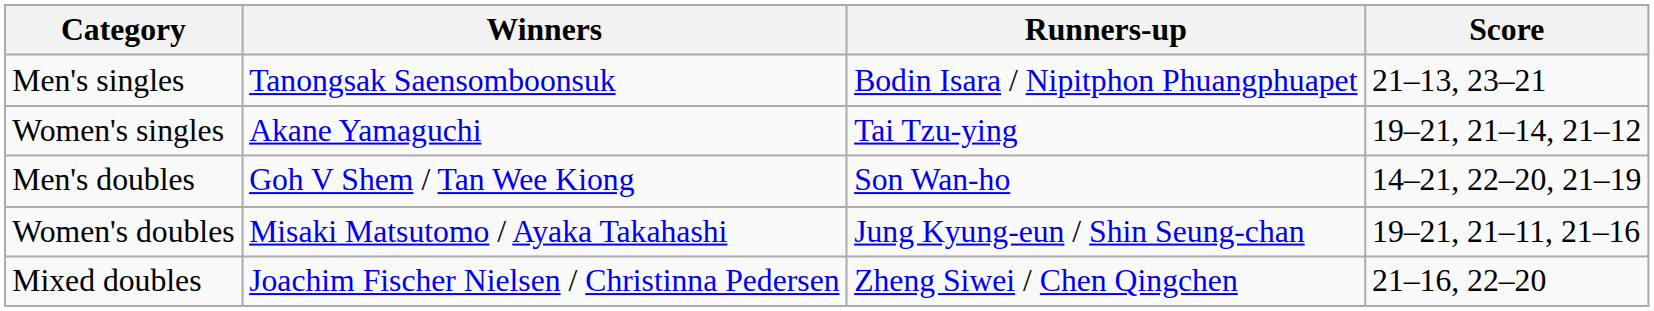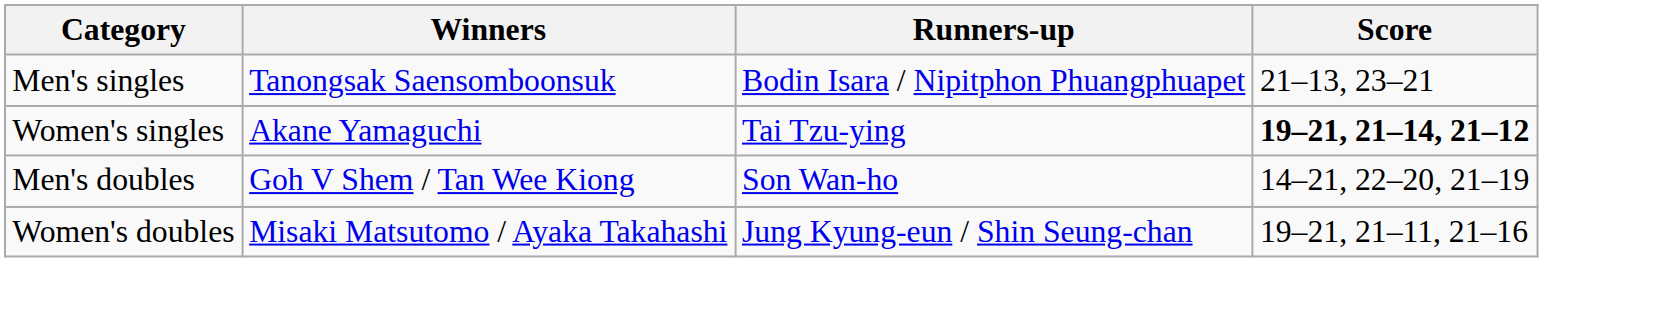(1507, 130) normal -> (1395, 130) bold
- row: (107, 280)
